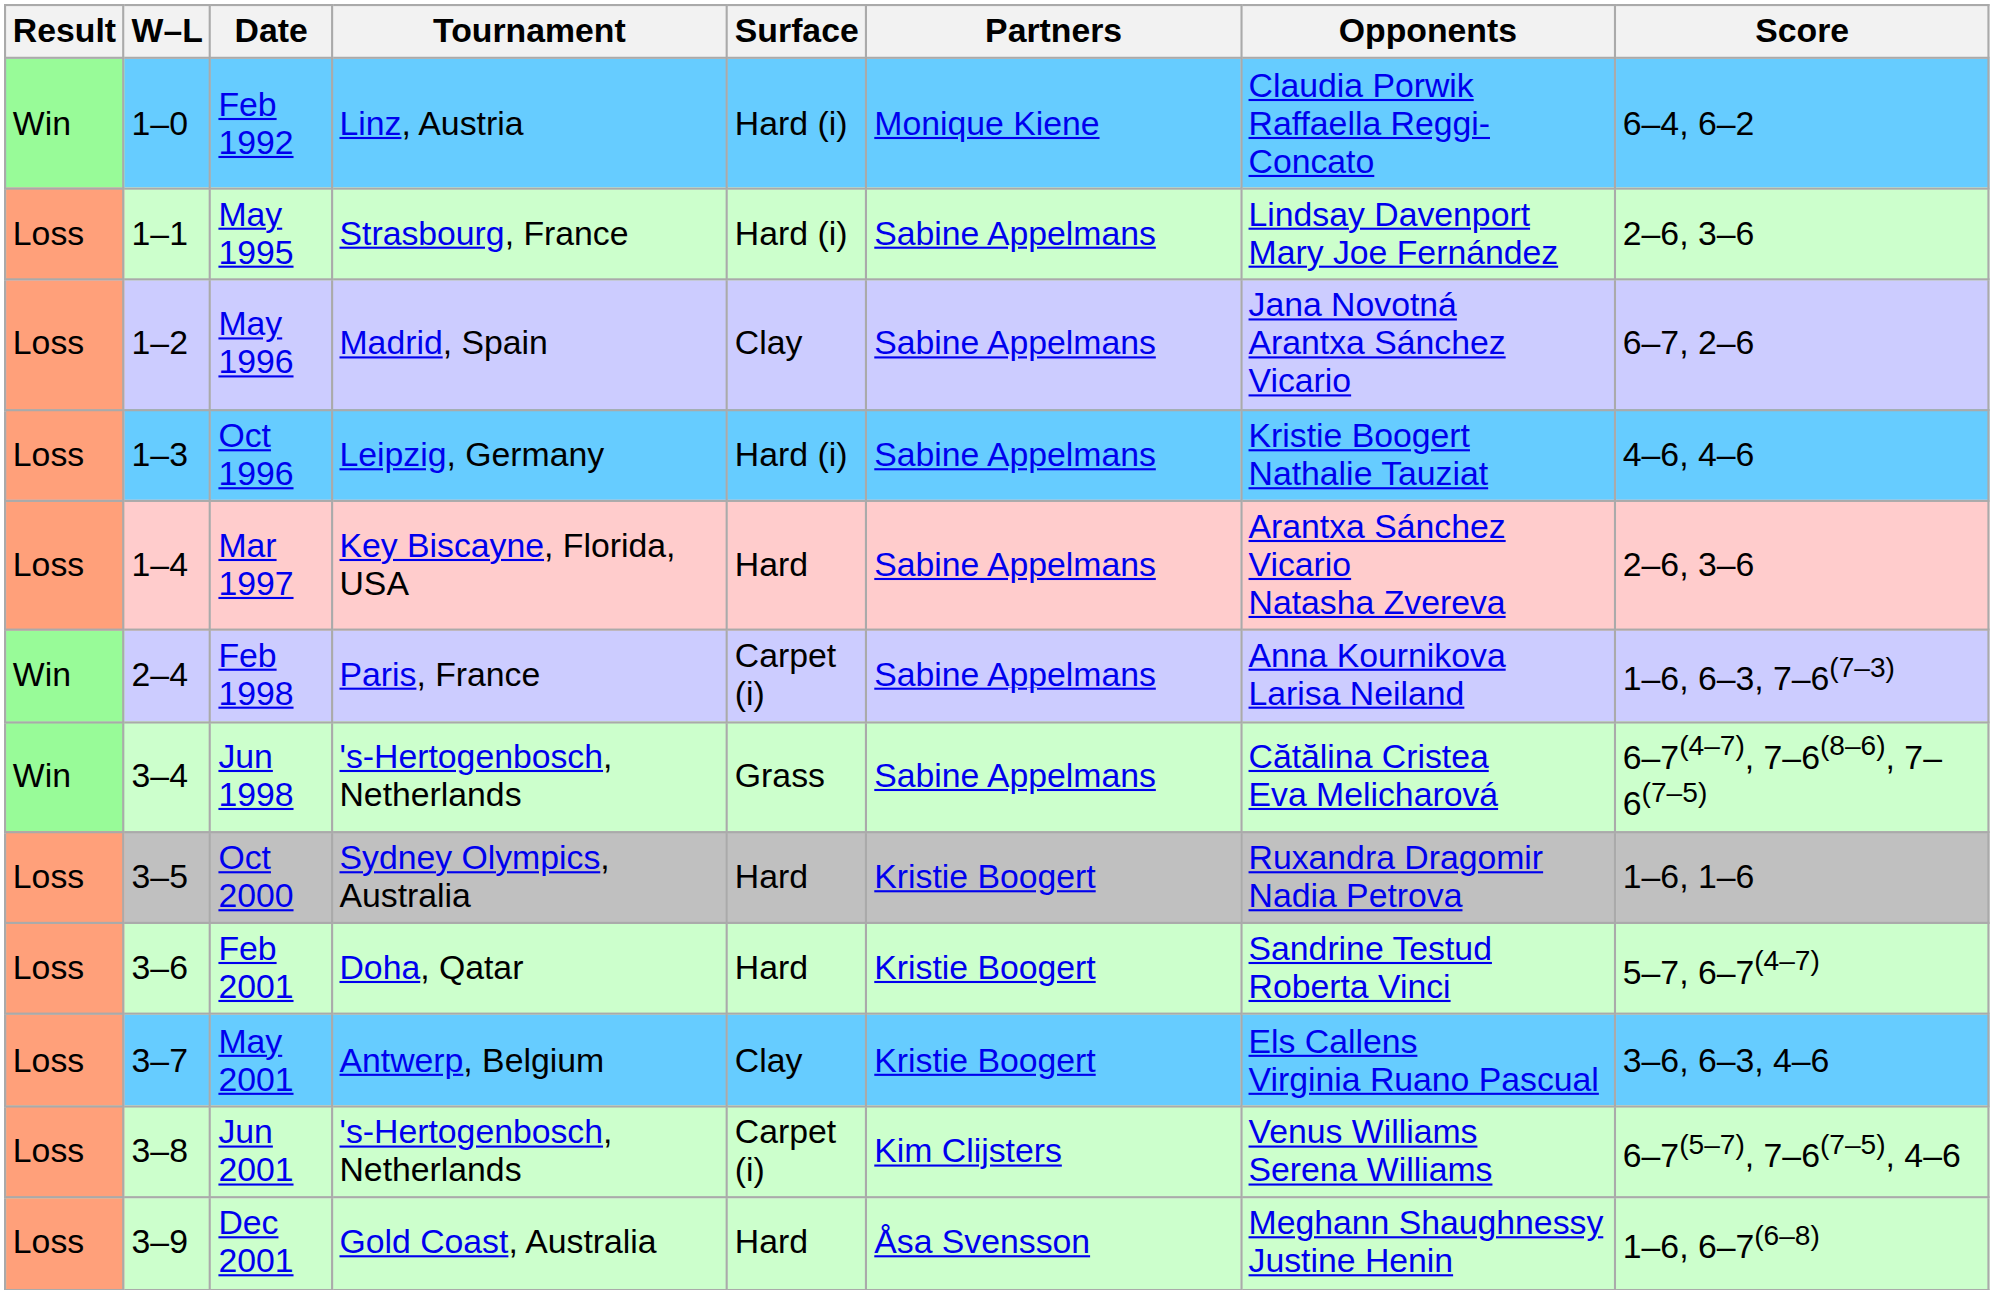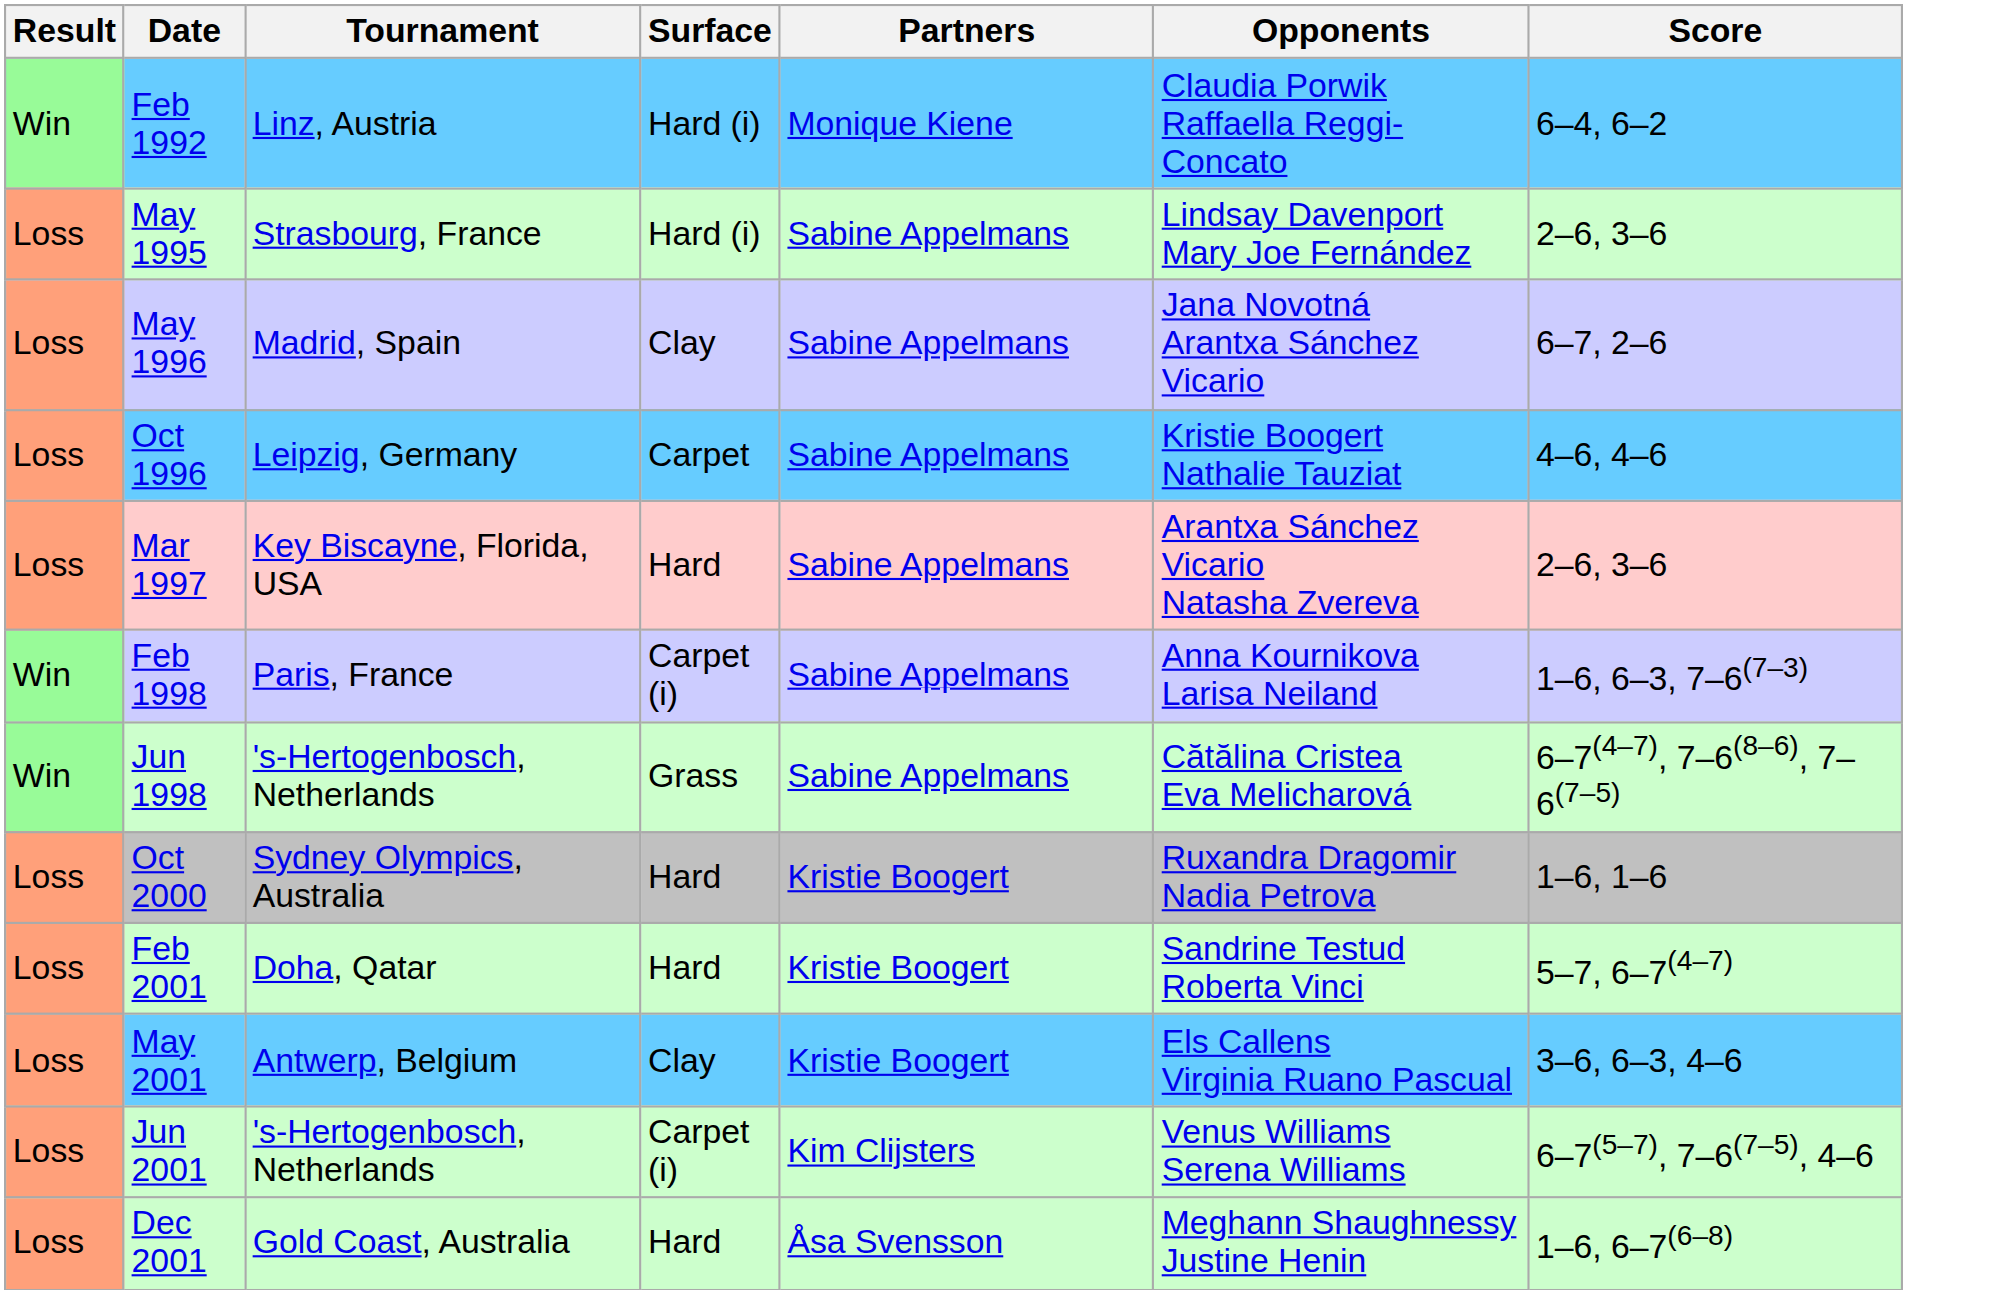- column: (167, 31)
(791, 454) Hard (i) -> (699, 454) Carpet
